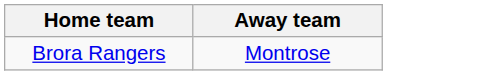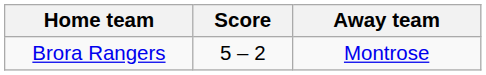+ column: (243, 20)
